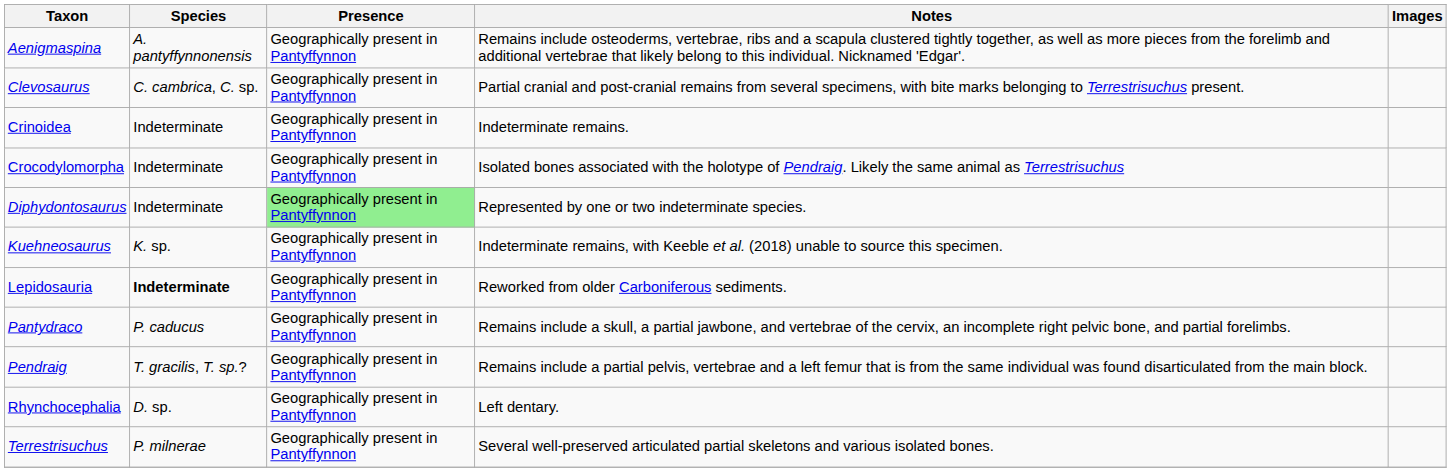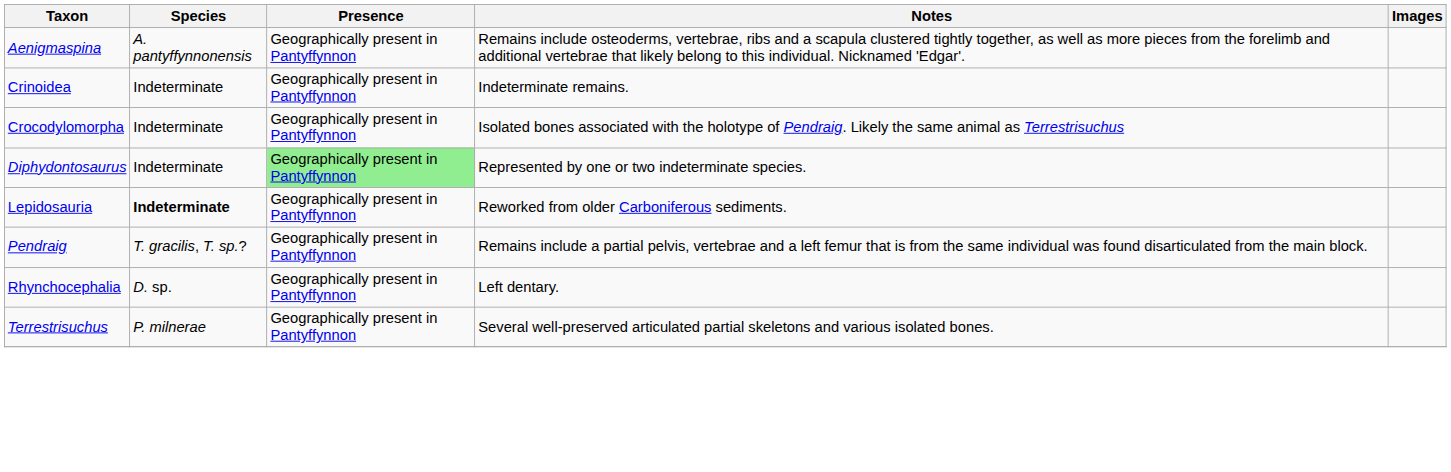- row: (49, 87)
- row: (59, 247)
- row: (45, 327)
